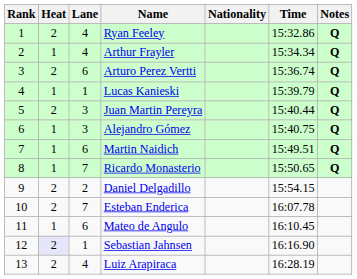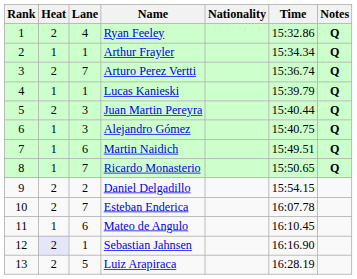(85, 52) 4 -> (85, 52) 1
(85, 71) 6 -> (85, 71) 7
(85, 264) 4 -> (85, 264) 5
